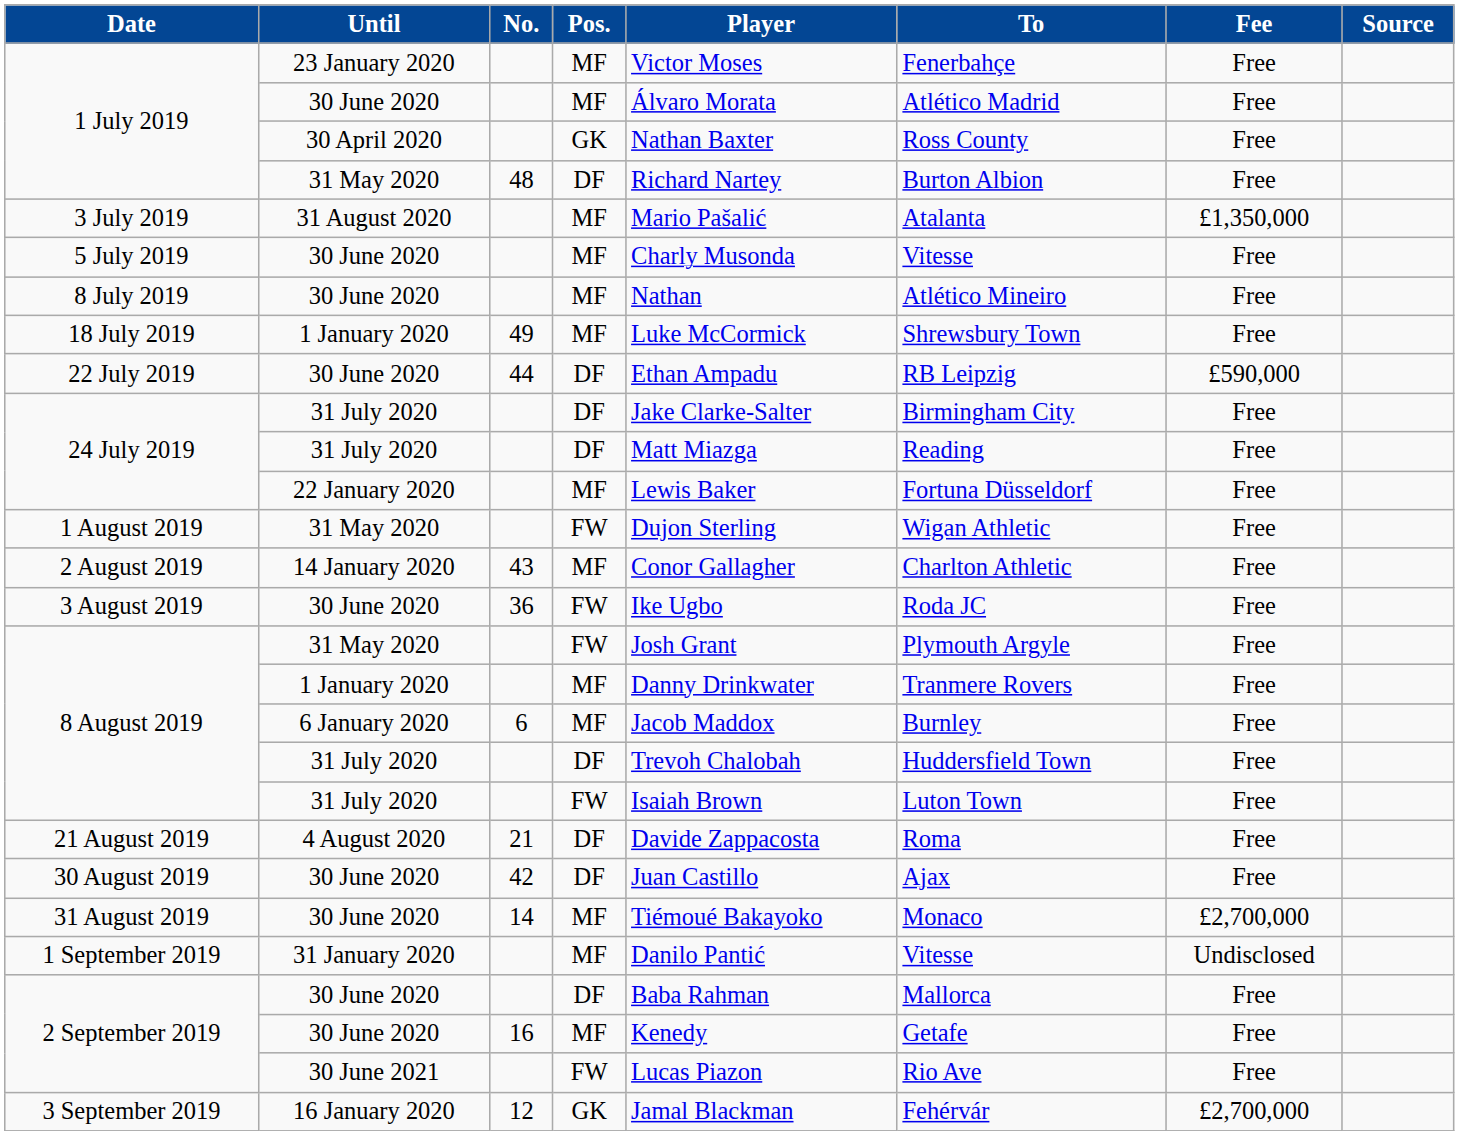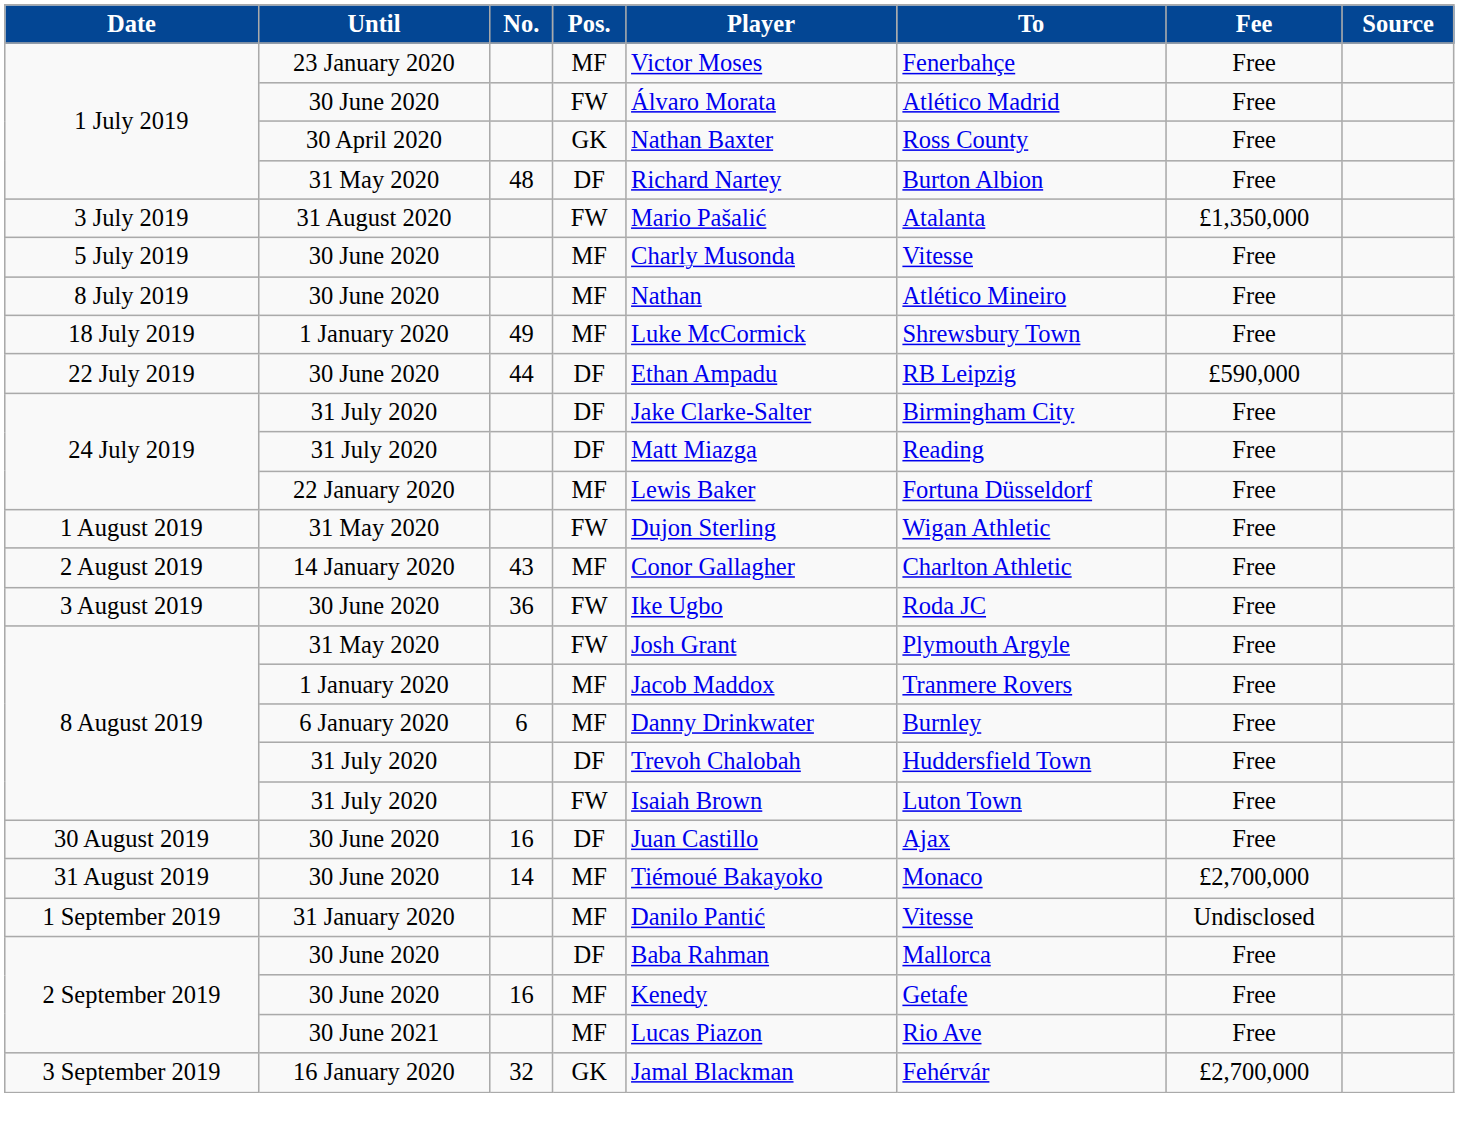(589, 101) MF -> (589, 101) FW
(589, 218) MF -> (589, 218) FW
(722, 683) Danny Drinkwater -> (703, 683) Jacob Maddox
(703, 722) Jacob Maddox -> (722, 722) Danny Drinkwater
- row: (131, 839)
(521, 878) 42 -> (521, 839) 16
(589, 1072) FW -> (589, 1033) MF
(521, 1110) 12 -> (521, 1072) 32
